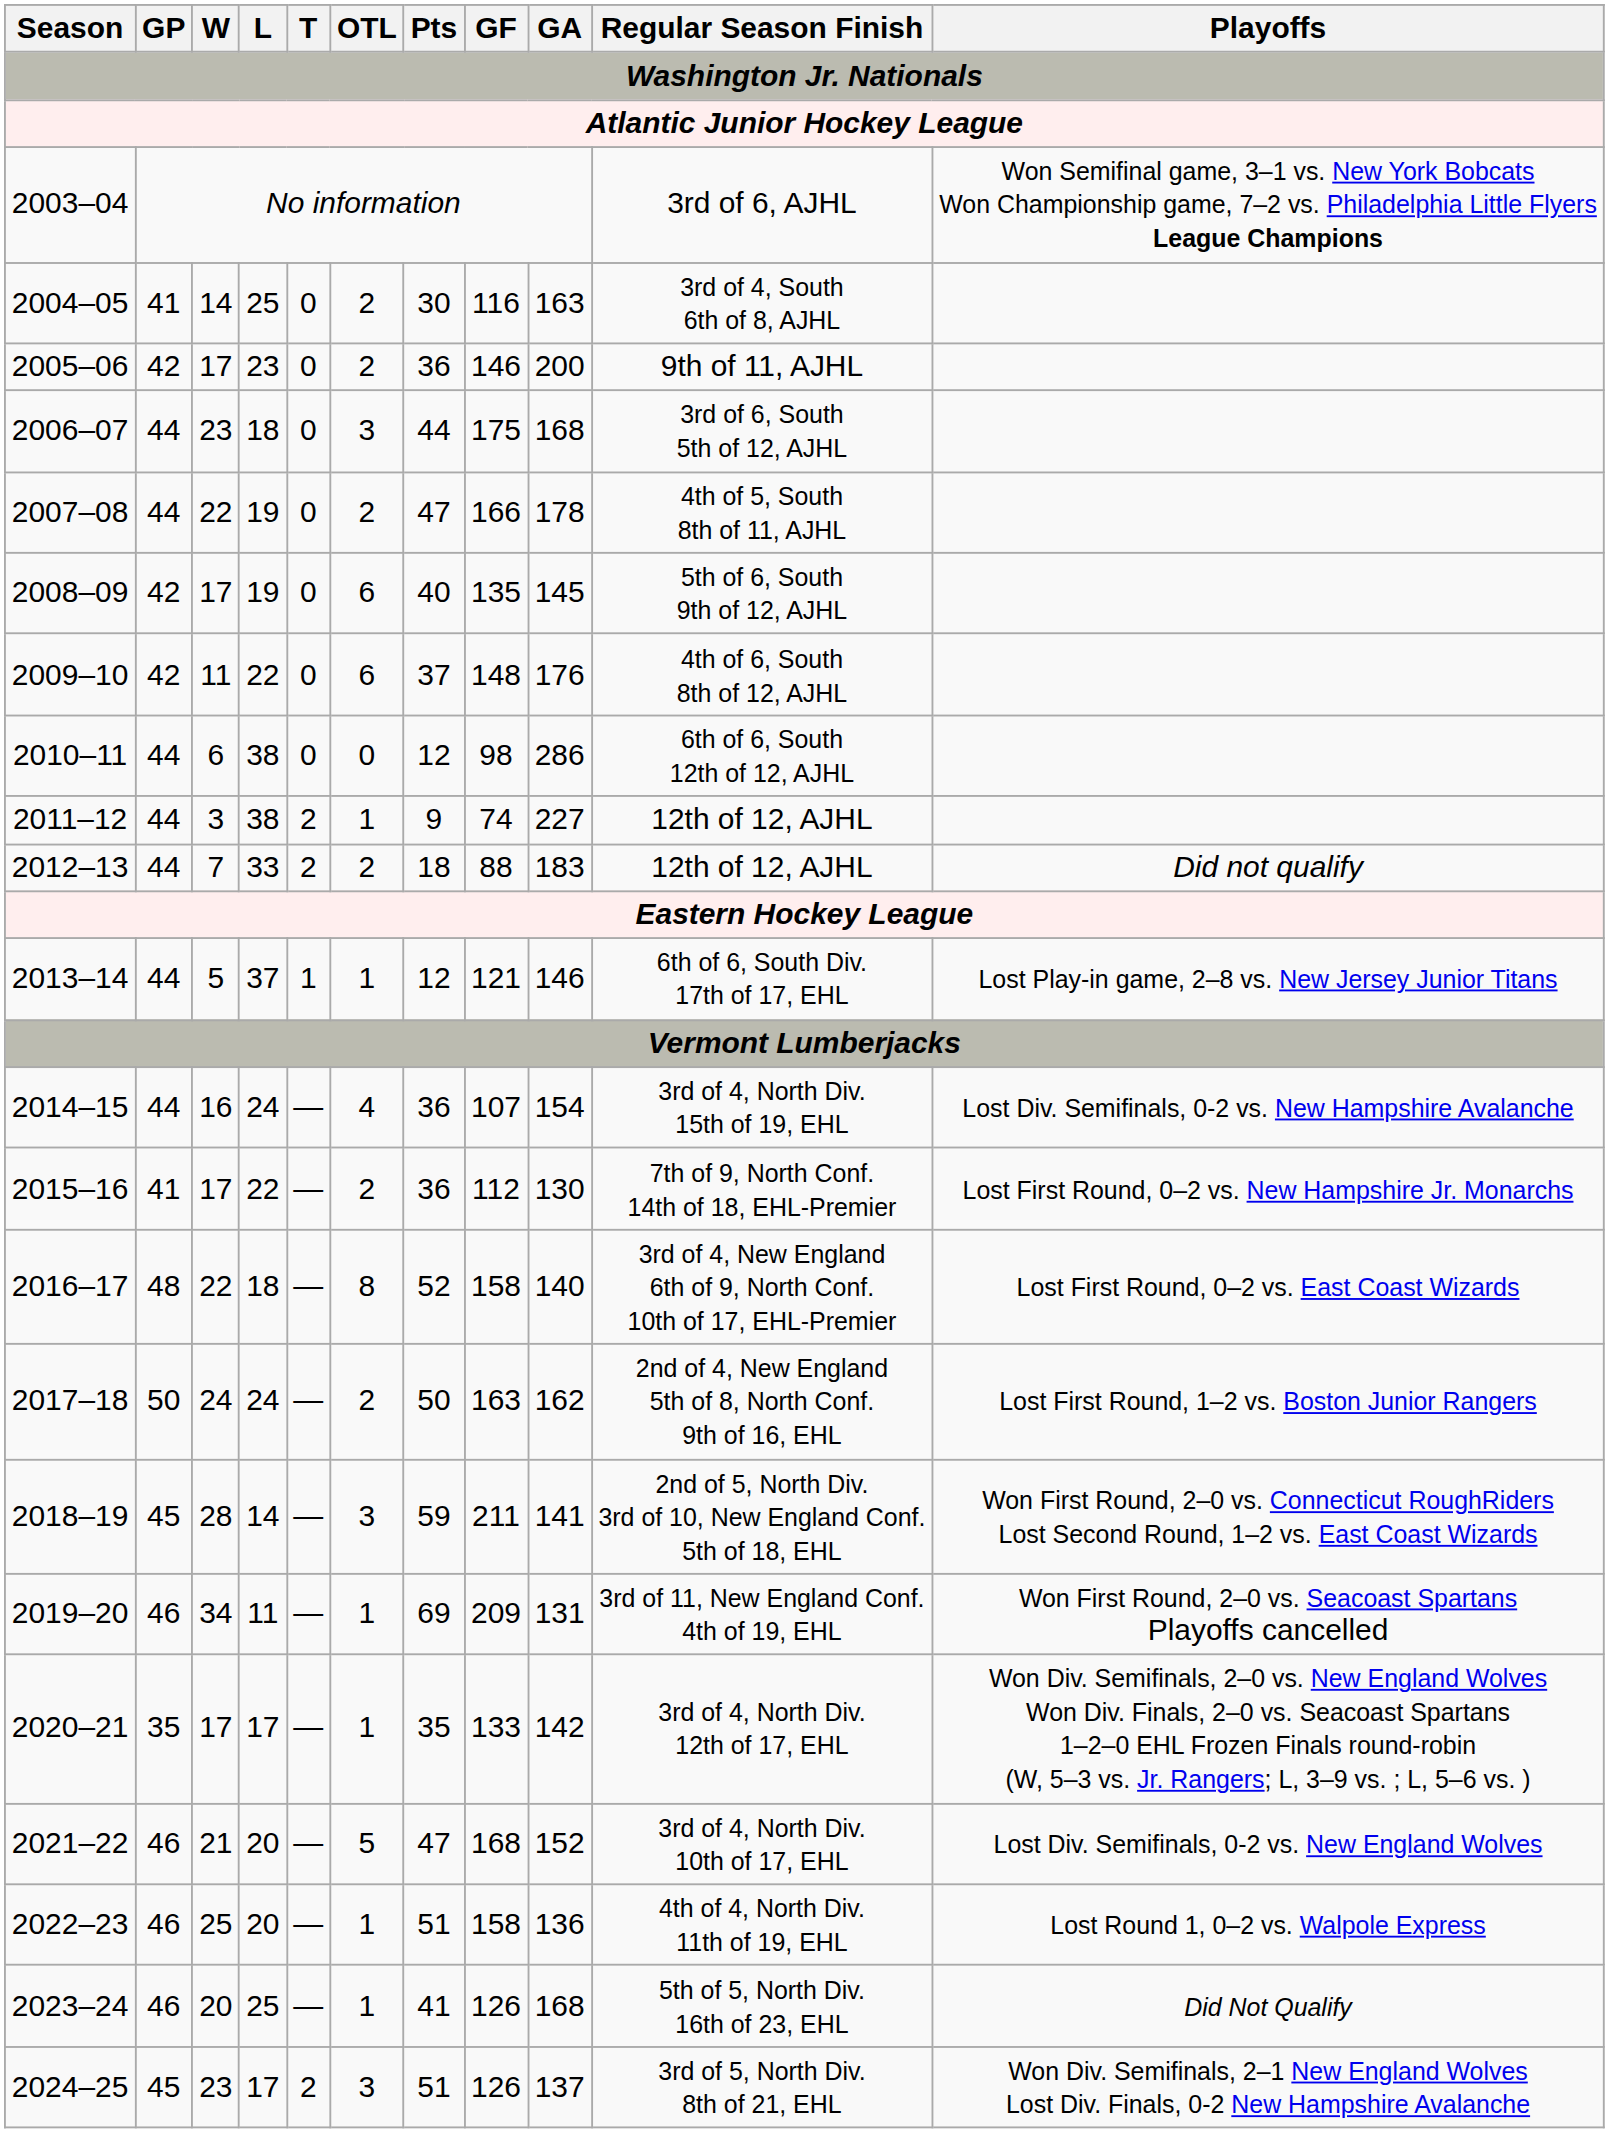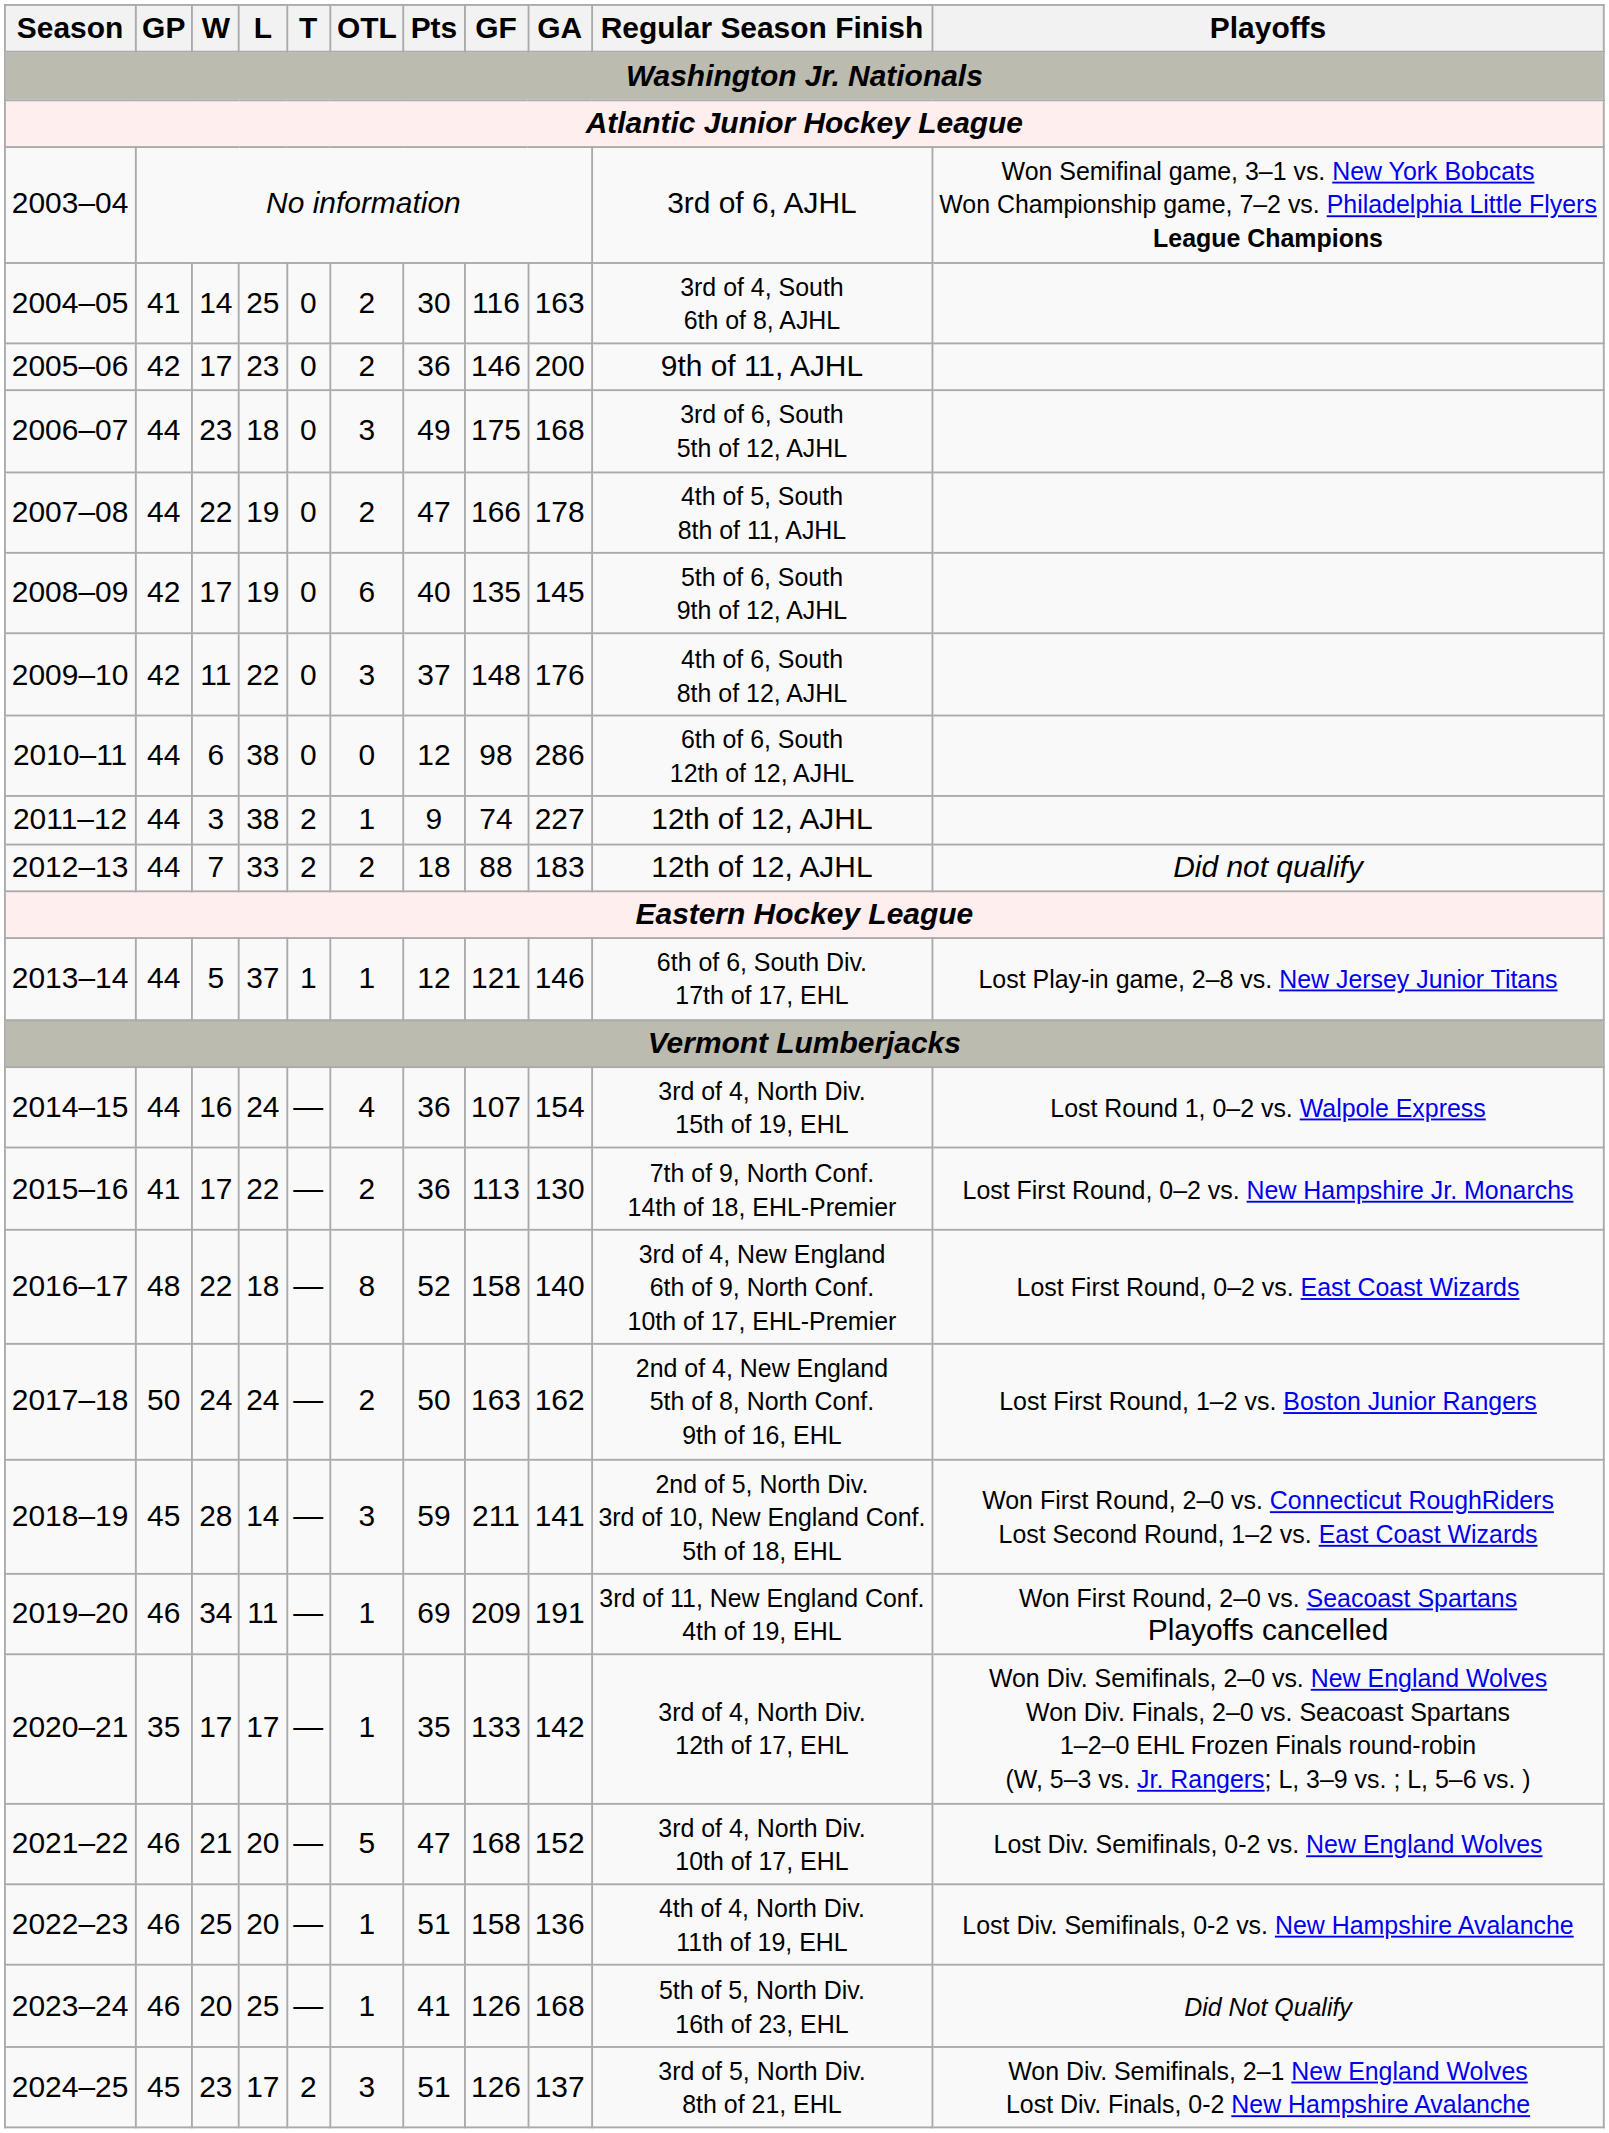(434, 430) 44 -> (434, 430) 49
(367, 674) 6 -> (367, 674) 3
(1268, 1109) Lost Div. Semifinals, 0-2 vs. New Hampshire Avalanche -> (1268, 1109) Lost Round 1, 0–2 vs. Walpole Express
(496, 1188) 112 -> (496, 1188) 113
(560, 1613) 131 -> (560, 1613) 191
(1268, 1926) Lost Round 1, 0–2 vs. Walpole Express -> (1268, 1926) Lost Div. Semifinals, 0-2 vs. New Hampshire Avalanche
